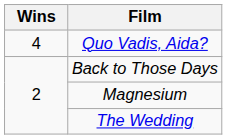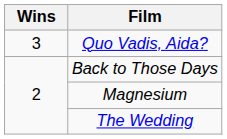(36, 43) 4 -> (36, 43) 3
